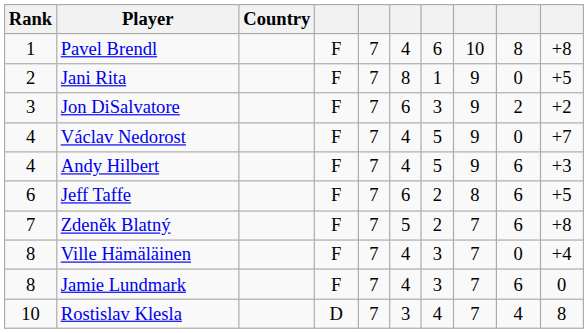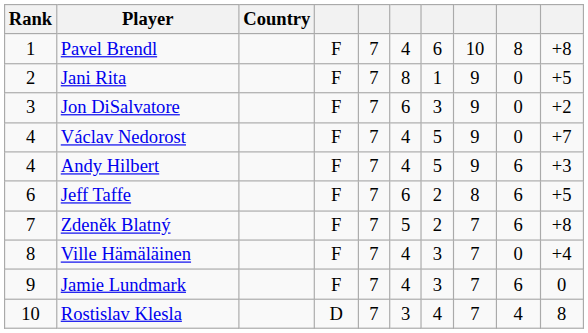(518, 107) 2 -> (518, 107) 0
(31, 284) 8 -> (31, 284) 9
